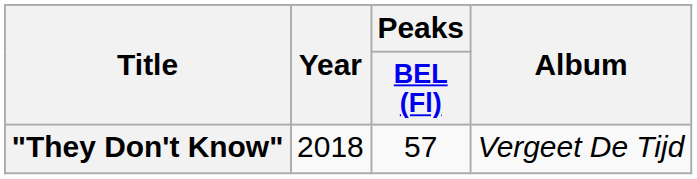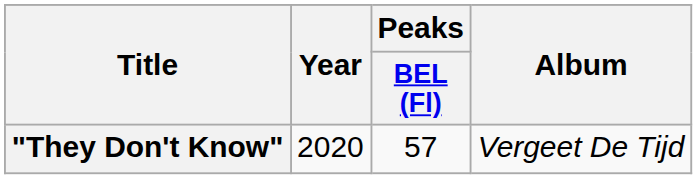(330, 148) 2018 -> (330, 148) 2020
